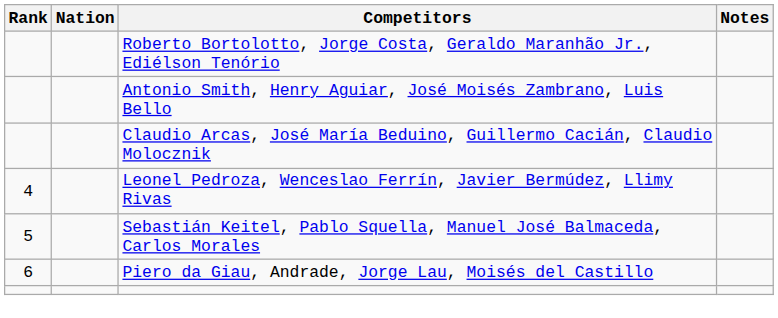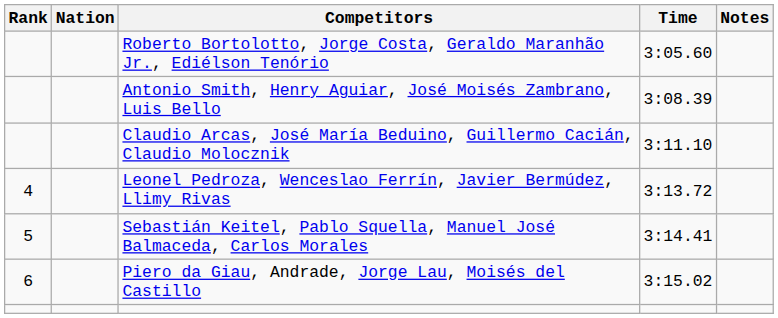+ column: (678, 18)
